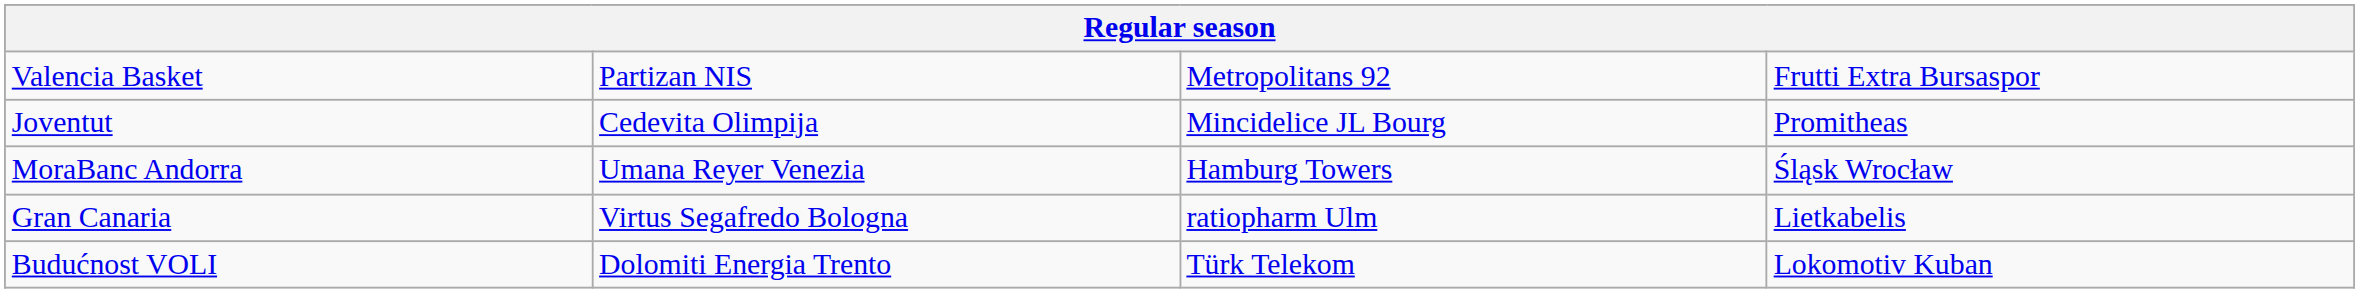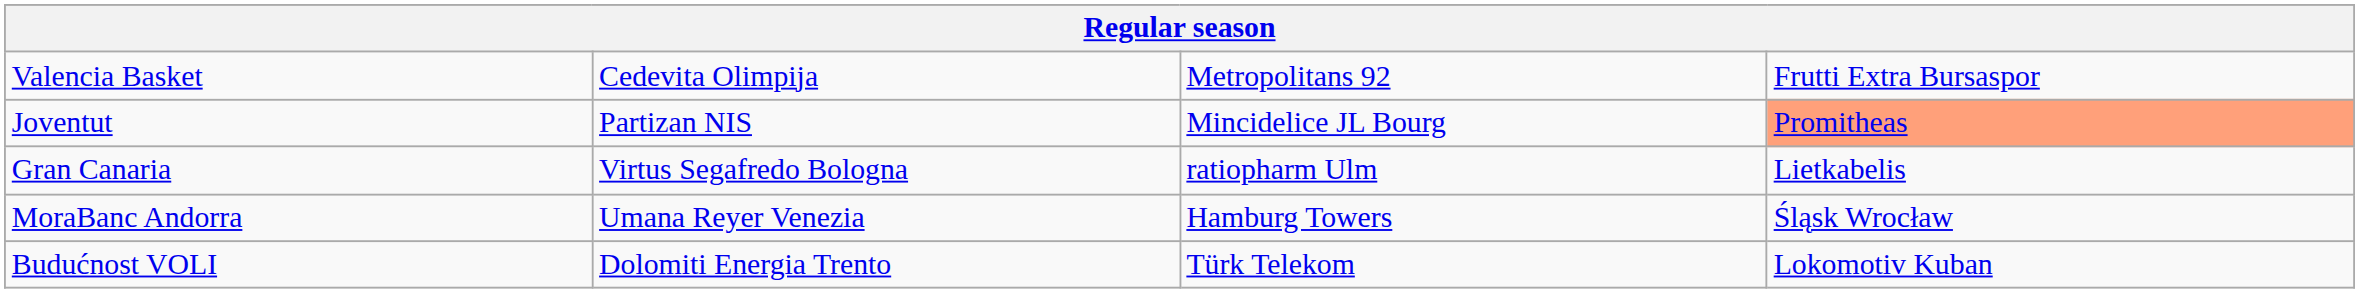(676, 75) Partizan NIS -> (709, 75) Cedevita Olimpija
(709, 122) Cedevita Olimpija -> (676, 122) Partizan NIS
(1841, 122) no background -> (1841, 122) lightsalmon background
rows swapped: (92, 216) <-> (127, 169)
